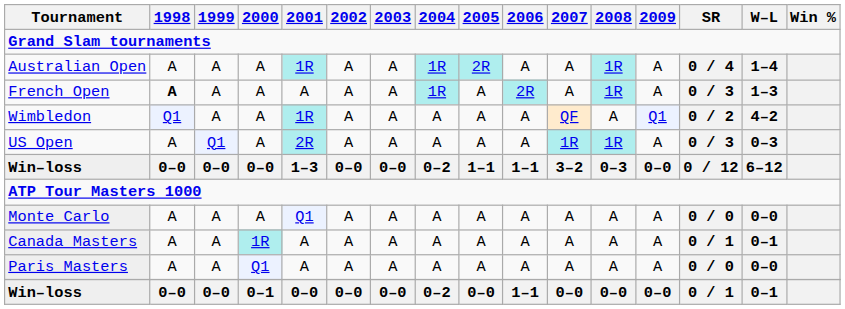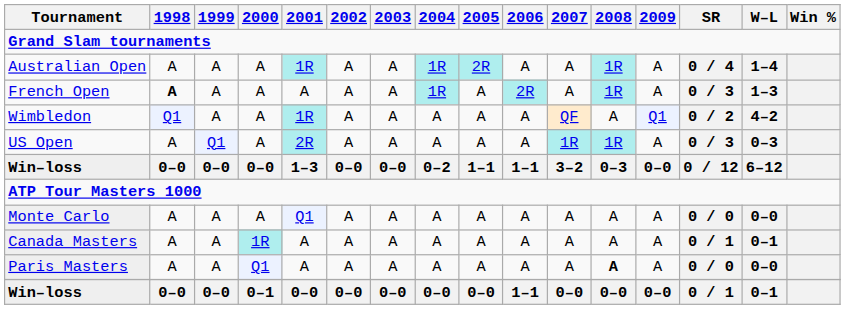(613, 267) normal -> (613, 267) bold
(437, 292) 0–2 -> (437, 292) 0–0
